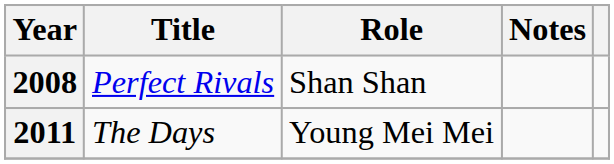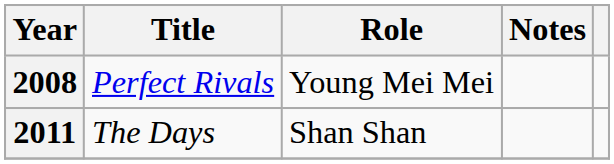(358, 81) Shan Shan -> (392, 81) Young Mei Mei
(392, 132) Young Mei Mei -> (358, 132) Shan Shan
